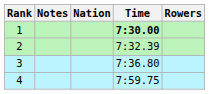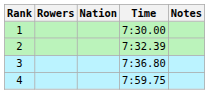columns swapped: (183, 13) <-> (53, 13)
(138, 30) bold -> (144, 30) normal
